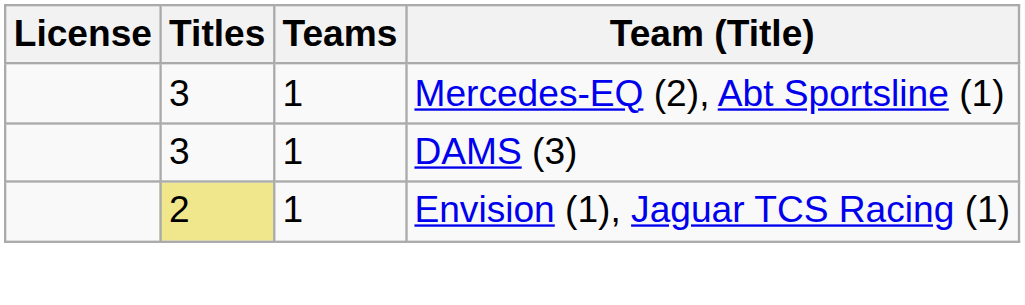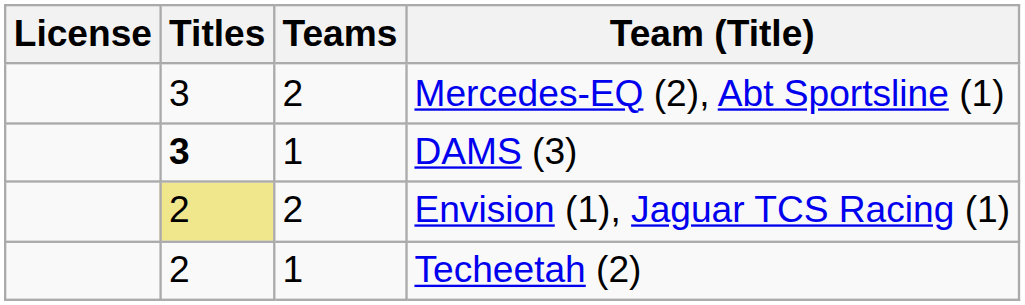(293, 92) 1 -> (293, 92) 2
(179, 151) normal -> (179, 151) bold
(293, 210) 1 -> (293, 210) 2
+ row: (528, 269)
